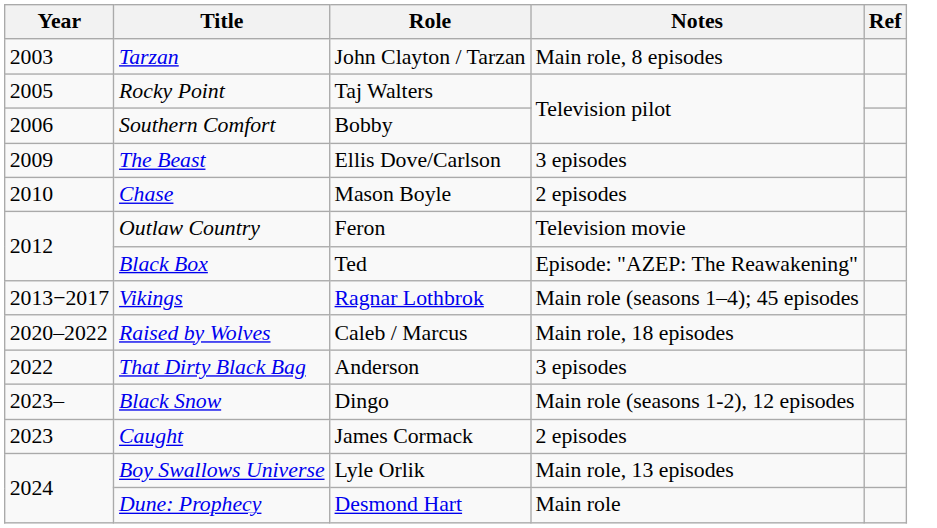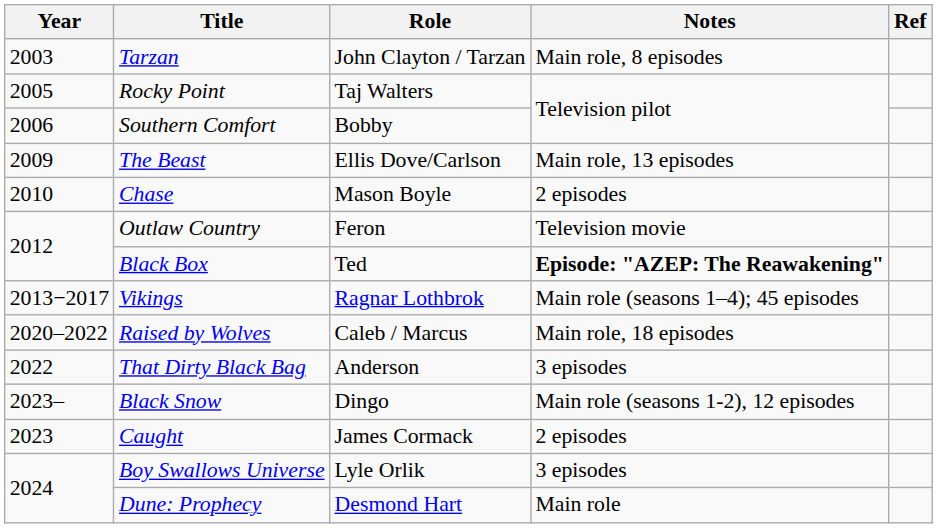(581, 159) 3 episodes -> (635, 159) Main role, 13 episodes
(697, 263) normal -> (710, 263) bold
(635, 470) Main role, 13 episodes -> (581, 470) 3 episodes
